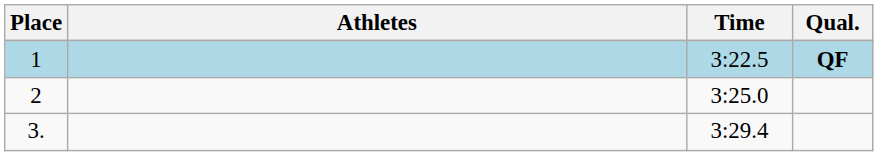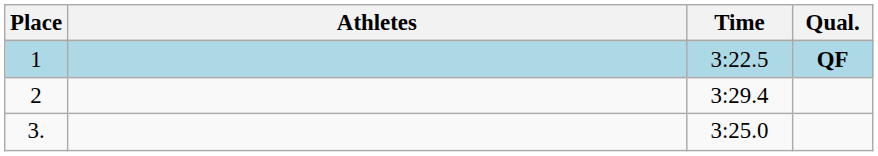(739, 95) 3:25.0 -> (739, 95) 3:29.4
(739, 131) 3:29.4 -> (739, 131) 3:25.0
